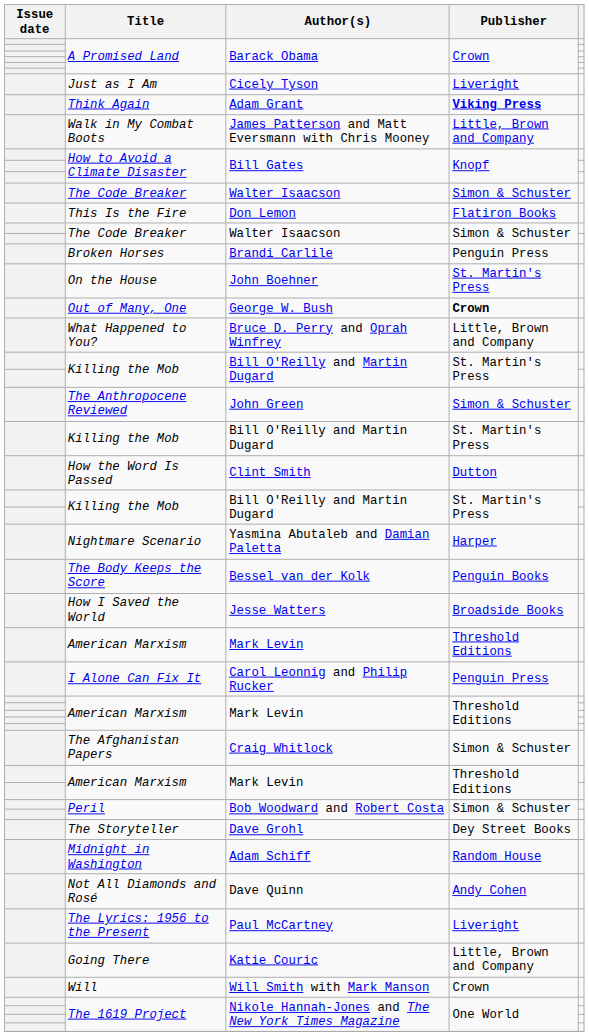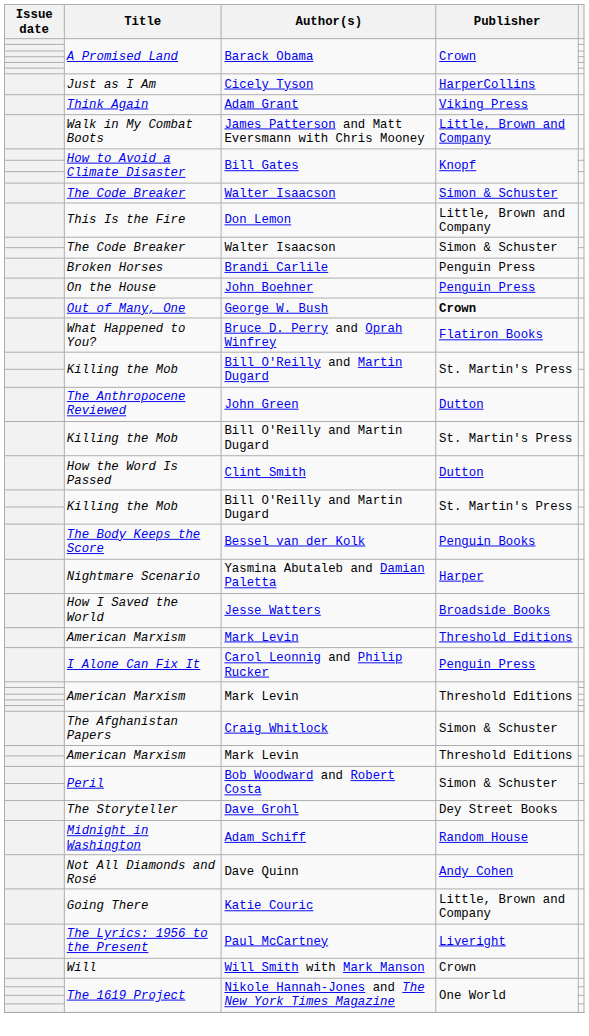(486, 84) Liveright -> (487, 84) HarperCollins
(497, 104) bold -> (484, 104) normal
(504, 213) Flatiron Books -> (502, 220) Little, Brown and Company
(497, 281) St. Martin's Press -> (487, 288) Penguin Press
(501, 335) Little, Brown and Company -> (491, 335) Flatiron Books
(512, 404) Simon & Schuster -> (461, 404) Dutton
rows swapped: (135, 576) <-> (135, 542)
rows swapped: (109, 960) <-> (138, 926)
